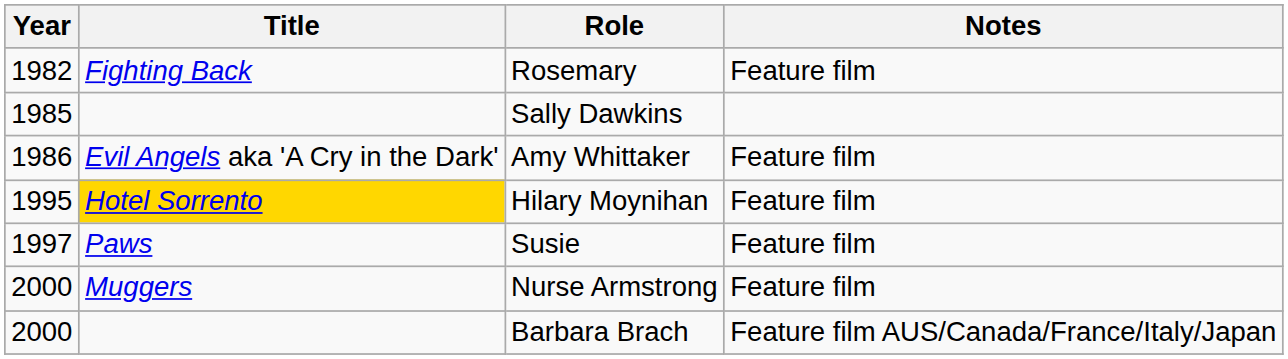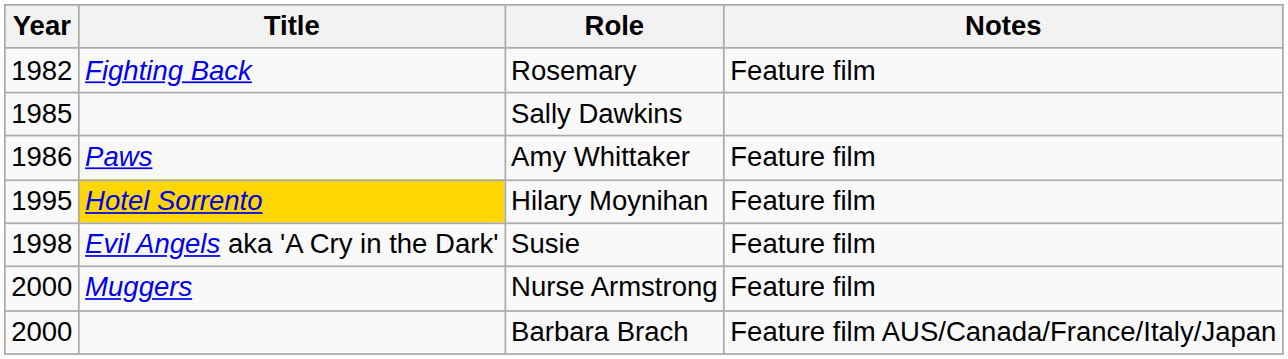(292, 157) Evil Angels aka 'A Cry in the Dark' -> (119, 157) Paws
(42, 244) 1997 -> (42, 244) 1998
(119, 244) Paws -> (292, 244) Evil Angels aka 'A Cry in the Dark'
